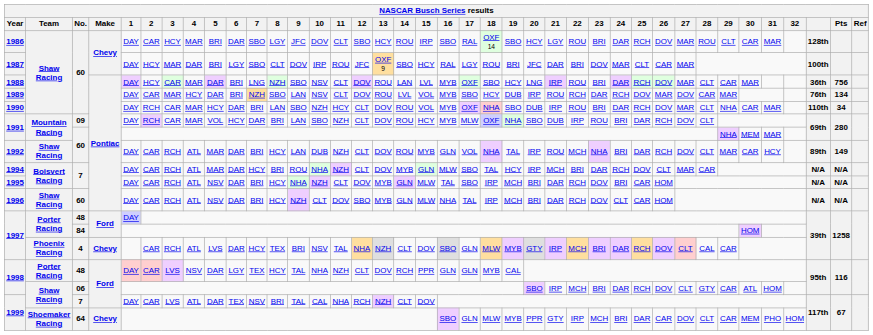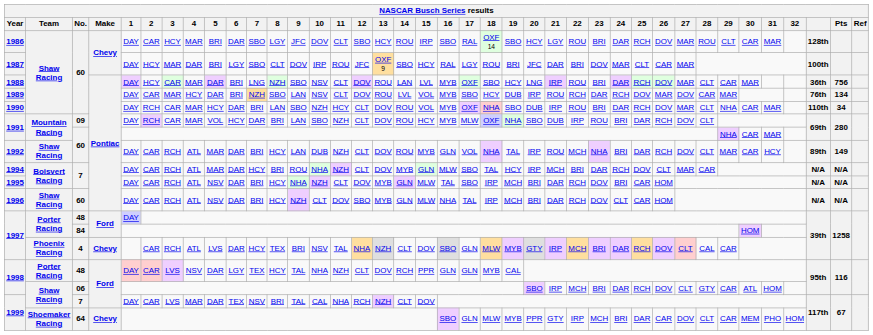(750, 134) MEM -> (750, 134) CAR
(194, 301) ATL -> (194, 301) MAR
